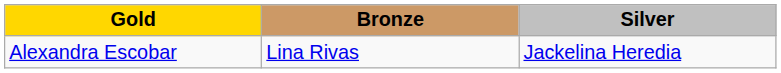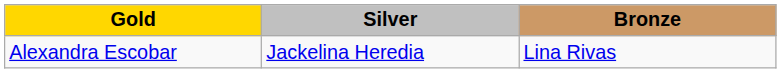columns swapped: (647, 20) <-> (390, 20)
